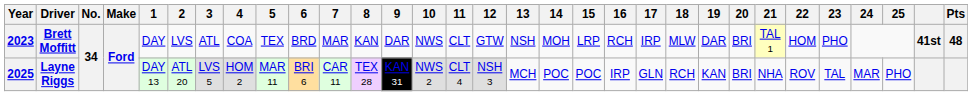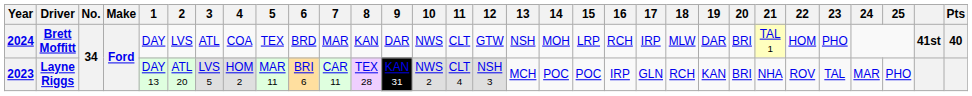(21, 41) 2023 -> (21, 41) 2024
(956, 41) 48 -> (956, 41) 40
(21, 74) 2025 -> (21, 74) 2023
